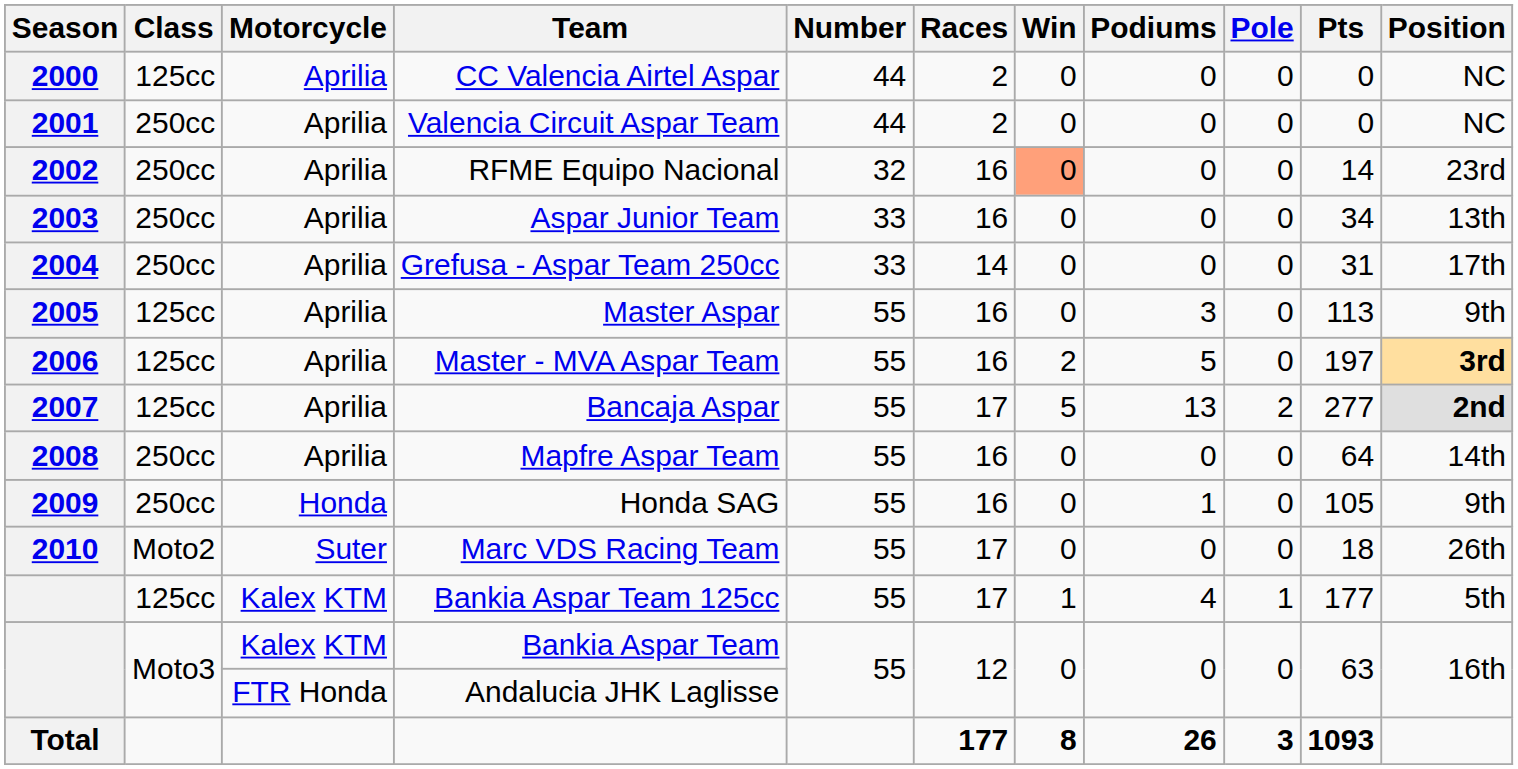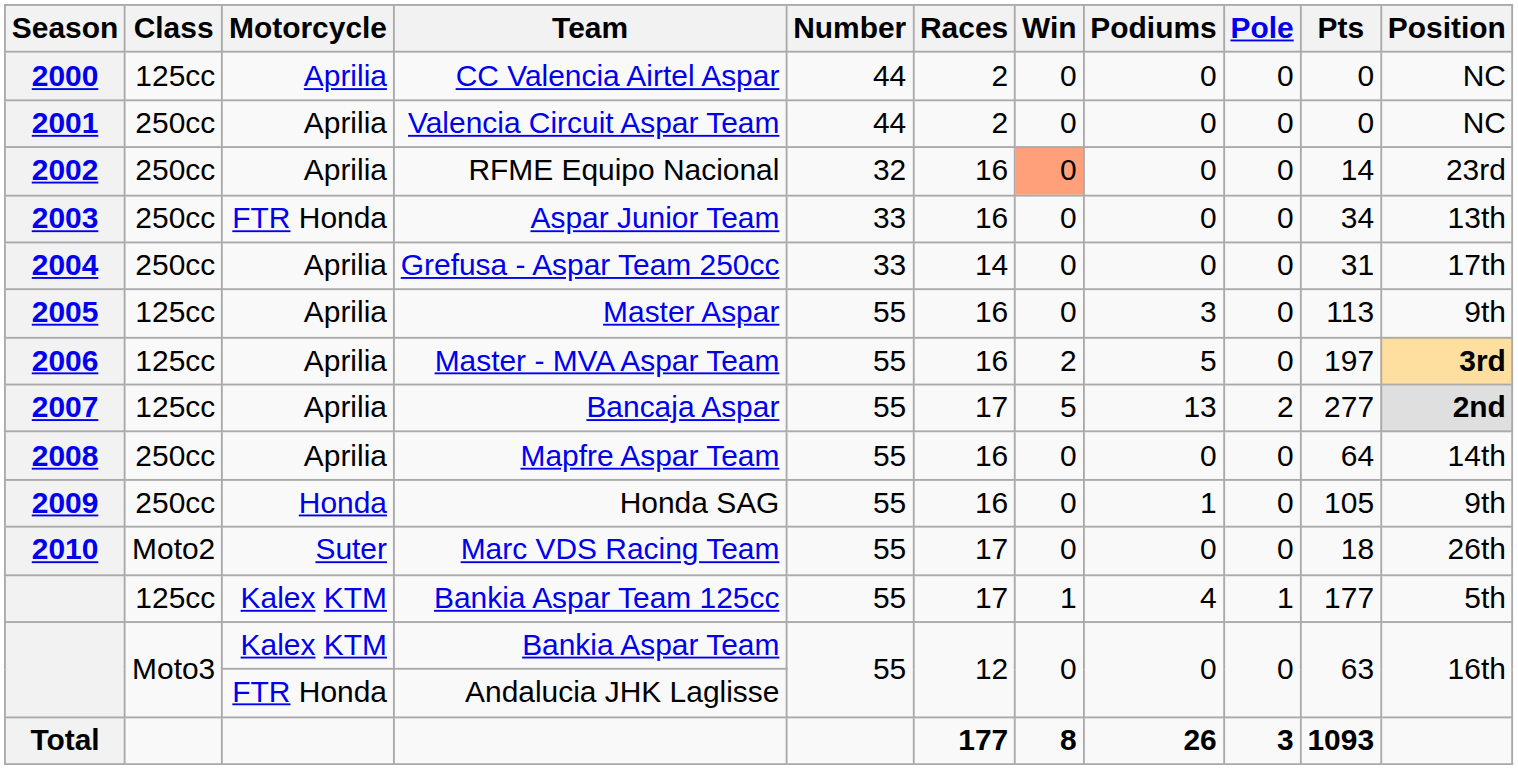(345, 218) Aprilia -> (310, 218) FTR Honda
